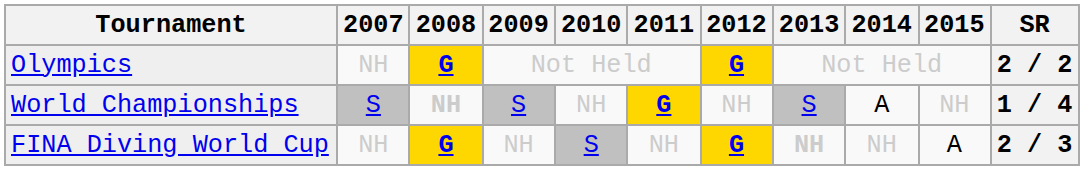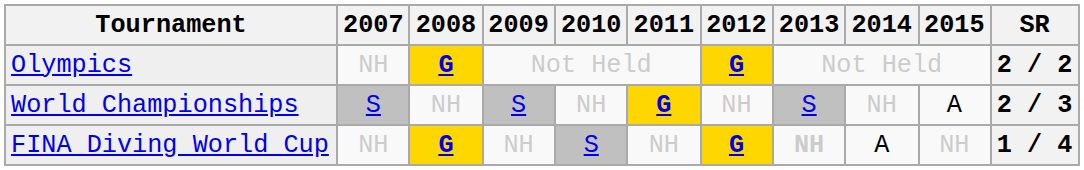(446, 105) bold -> (446, 105) normal
(882, 105) A -> (882, 105) NH
(954, 105) NH -> (954, 105) A
(1035, 105) 1 / 4 -> (1035, 105) 2 / 3
(882, 145) NH -> (882, 145) A
(954, 145) A -> (954, 145) NH
(1035, 145) 2 / 3 -> (1035, 145) 1 / 4
